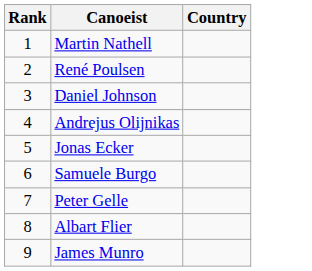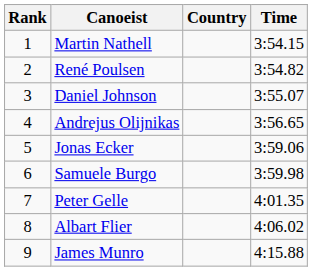+ column: (279, 17)
